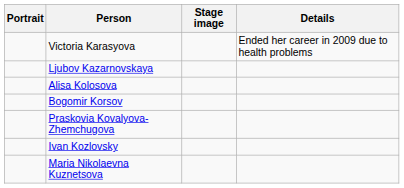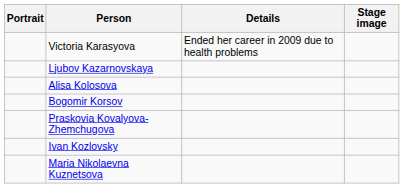columns swapped: (317, 18) <-> (209, 18)
